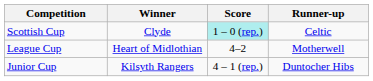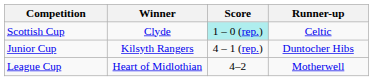rows swapped: (34, 48) <-> (32, 66)
